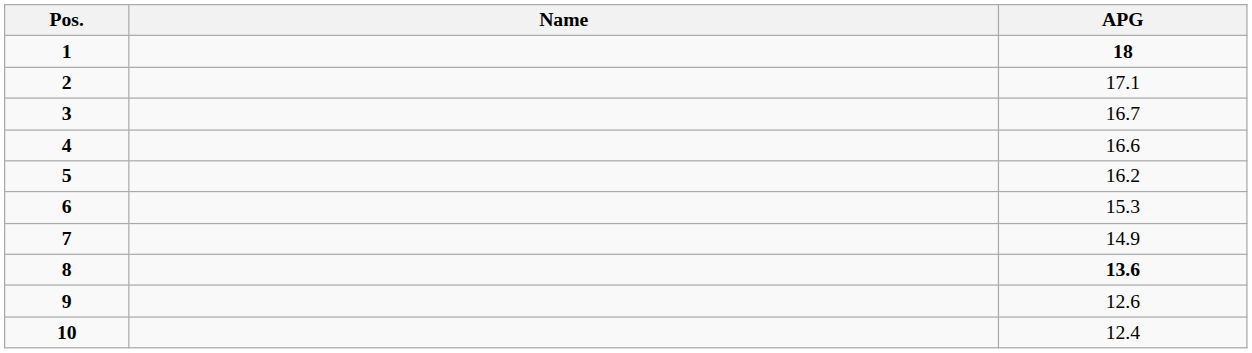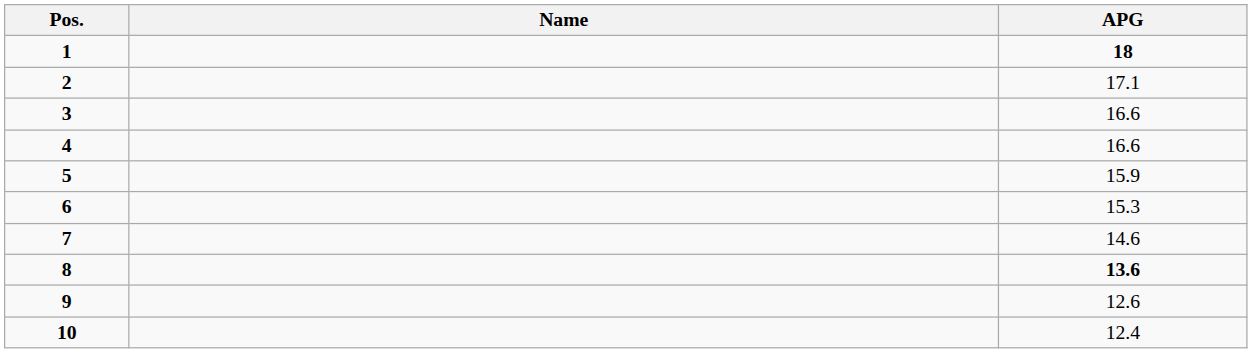(1123, 113) 16.7 -> (1123, 113) 16.6
(1123, 176) 16.2 -> (1123, 176) 15.9
(1123, 238) 14.9 -> (1123, 238) 14.6
